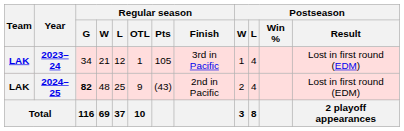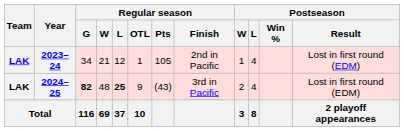(204, 60) 3rd in Pacific -> (204, 60) 2nd in Pacific
(120, 87) normal -> (120, 87) bold
(204, 87) 2nd in Pacific -> (204, 87) 3rd in Pacific
